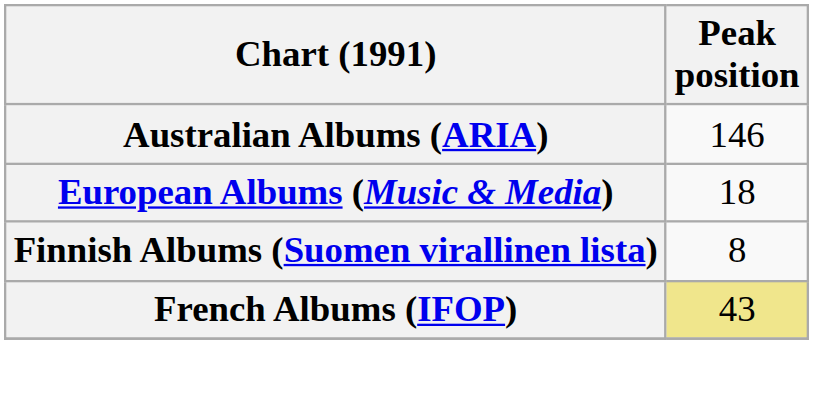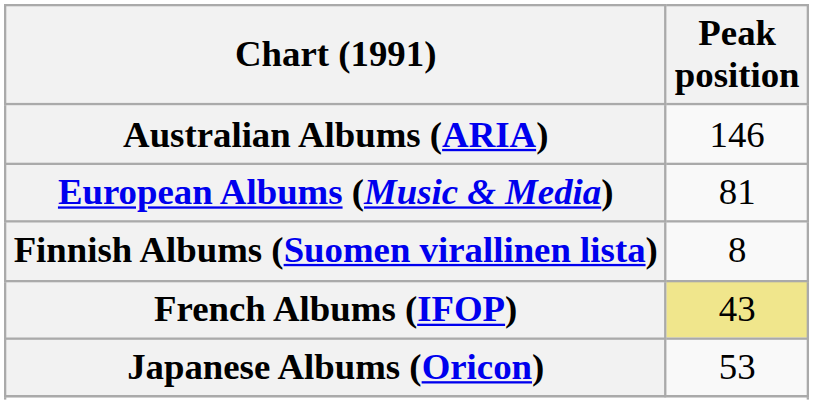(737, 191) 18 -> (737, 191) 81
+ row: (336, 366)
